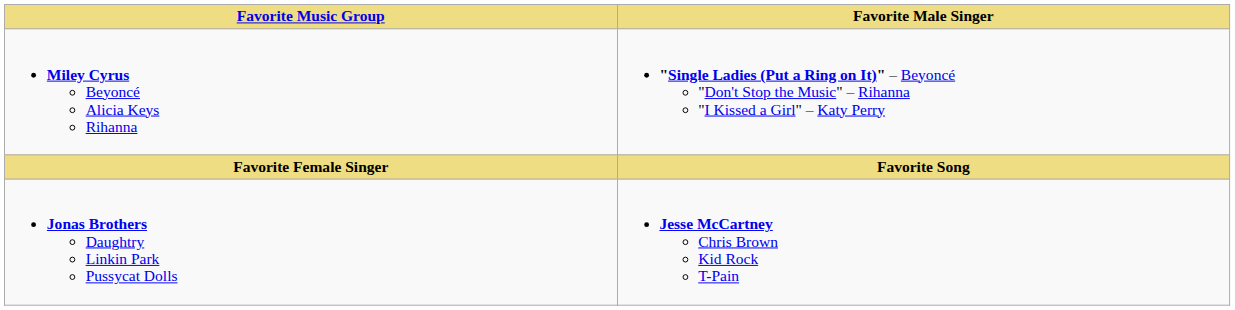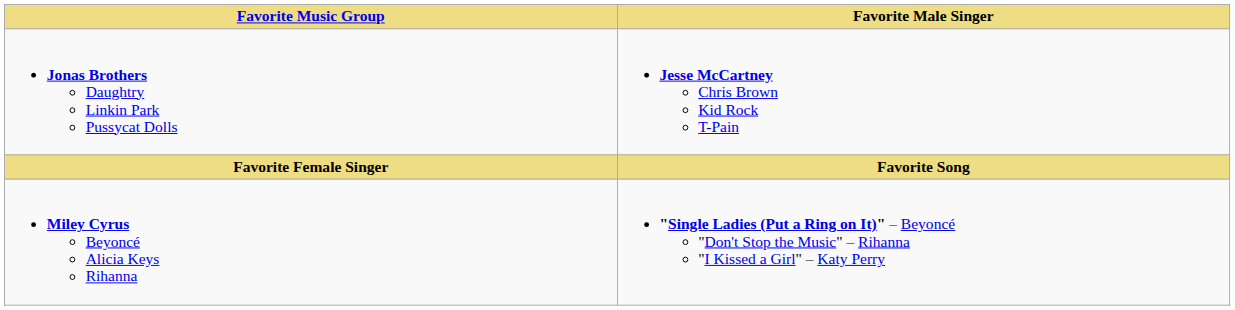rows swapped: (311, 251) <-> (311, 101)
